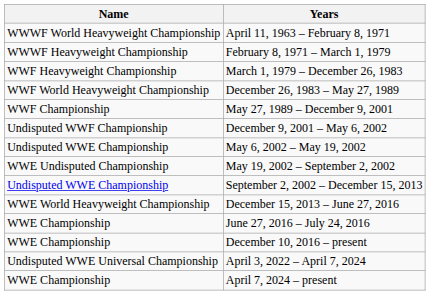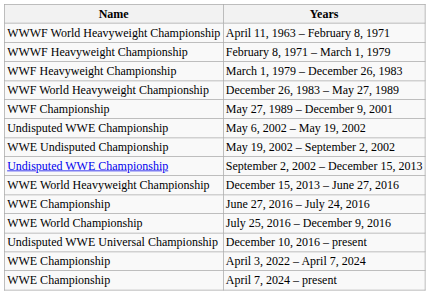- row: (306, 128)
+ row: (308, 223)
(59, 242) WWE Championship -> (113, 242) Undisputed WWE Universal Championship
(113, 261) Undisputed WWE Universal Championship -> (59, 261) WWE Championship
